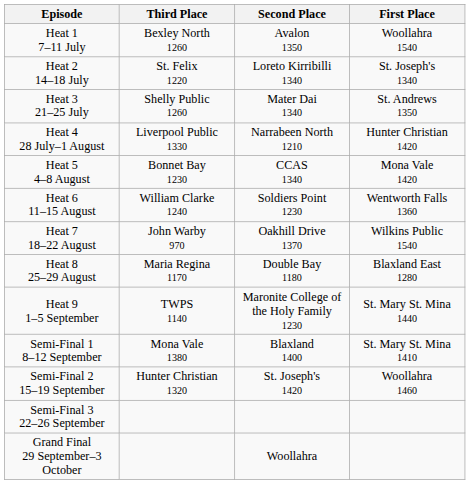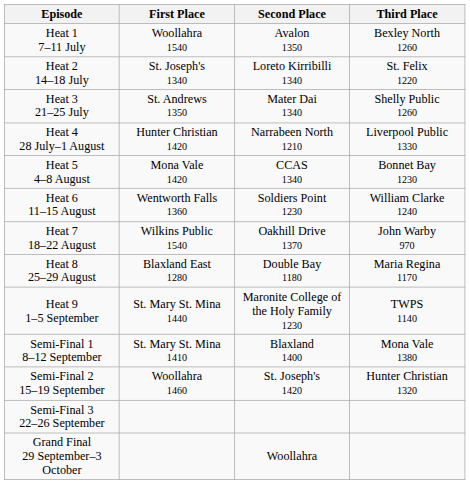columns swapped: (407, 14) <-> (177, 14)
